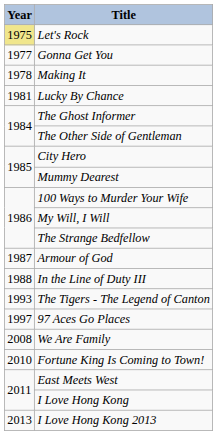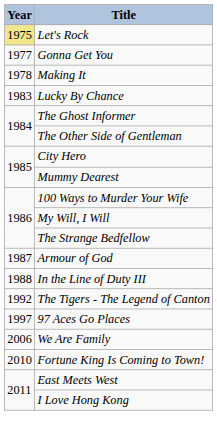(20, 96) 1981 -> (20, 96) 1983
(20, 299) 1993 -> (20, 299) 1992
(20, 339) 2008 -> (20, 339) 2006
- row: (97, 420)
